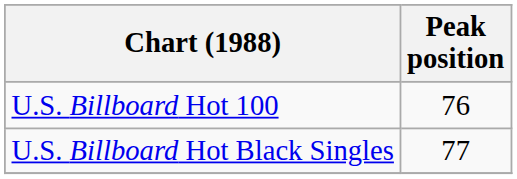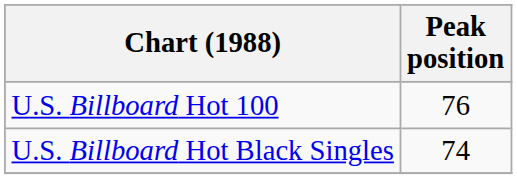(456, 150) 77 -> (456, 150) 74
